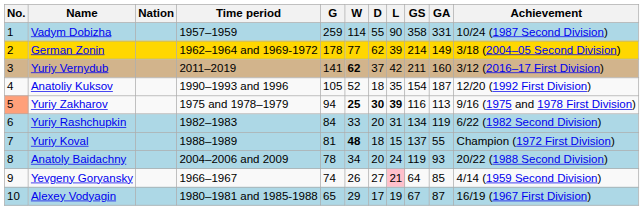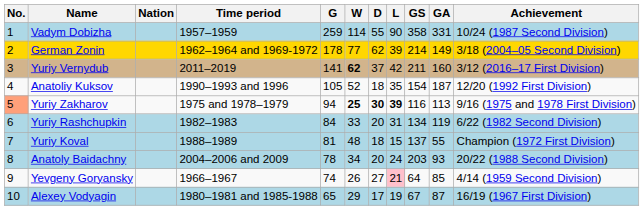(354, 141) bold -> (354, 141) normal
(417, 159) 119 -> (417, 159) 203
